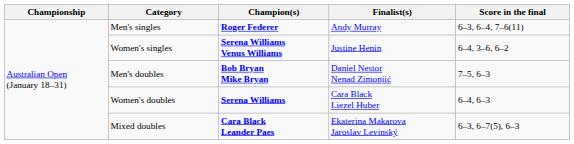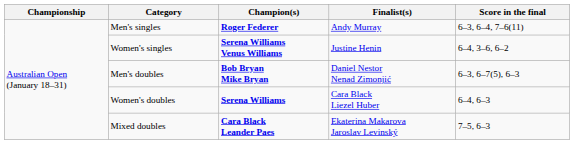(474, 74) 7–5, 6–3 -> (489, 74) 6–3, 6–7(5), 6–3
(489, 126) 6–3, 6–7(5), 6–3 -> (474, 126) 7–5, 6–3
